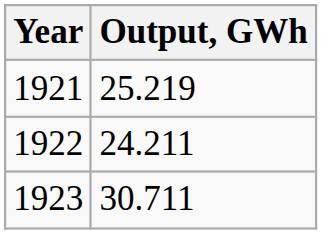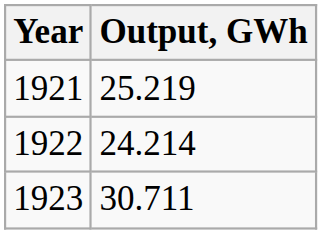(147, 143) 24.211 -> (148, 143) 24.214
